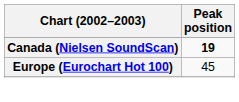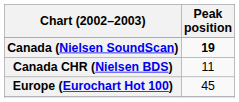+ row: (93, 67)
